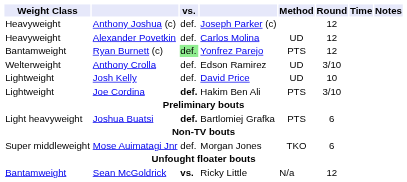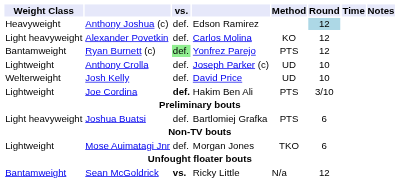(238, 24) Joseph Parker (c) -> (226, 24) Edson Ramirez
(332, 24) no background -> (324, 24) lightblue background
(33, 37) Heavyweight -> (44, 37) Light heavyweight
(297, 37) UD -> (289, 37) KO
(33, 64) Welterweight -> (30, 64) Lightweight
(233, 64) Edson Ramirez -> (231, 64) Joseph Parker (c)
(332, 64) 3/10 -> (324, 64) 10
(30, 78) Lightweight -> (33, 78) Welterweight
(189, 118) bold -> (181, 118) normal
(48, 145) Super middleweight -> (30, 145) Lightweight
